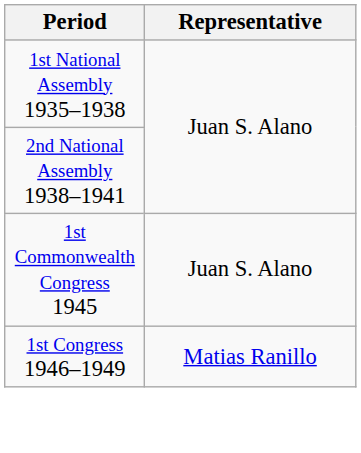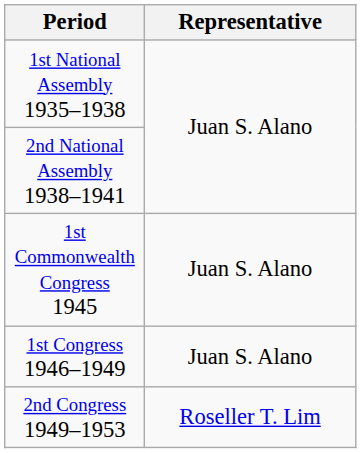(250, 355) Matias Ranillo -> (250, 355) Juan S. Alano
+ row: (75, 418)
